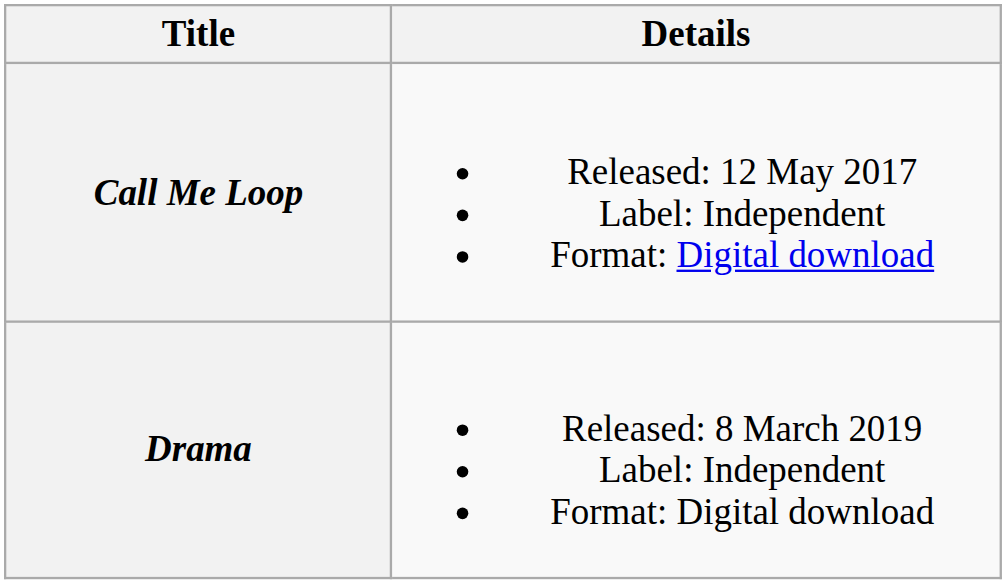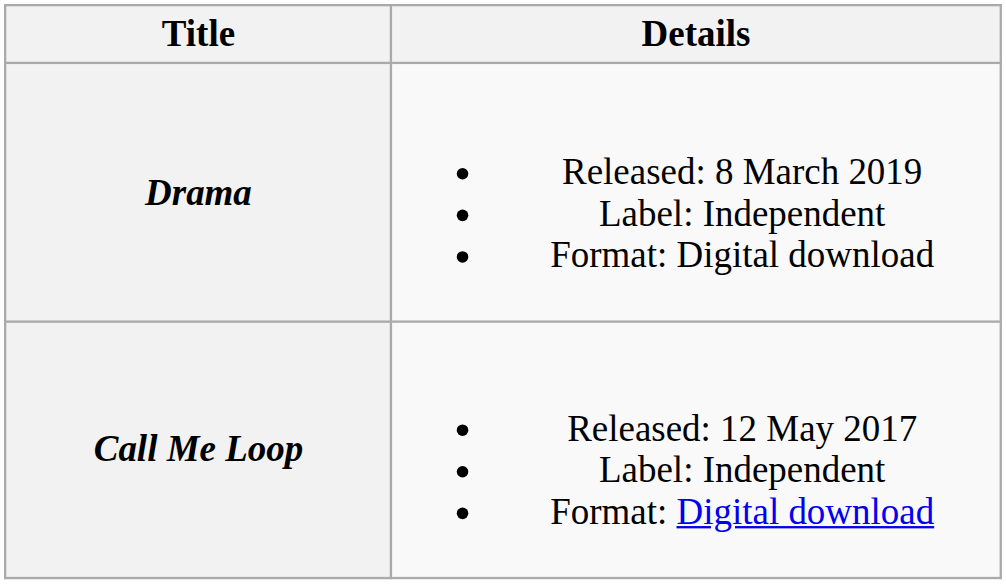rows swapped: (198, 191) <-> (198, 449)
